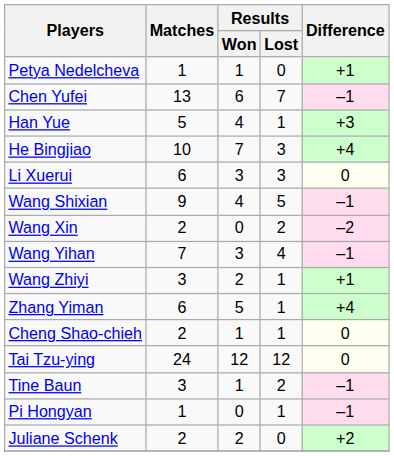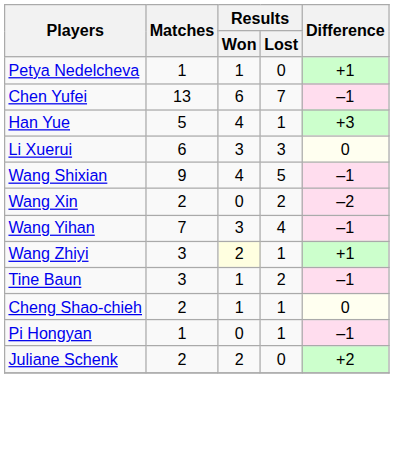- row: (50, 149)
(239, 280) no background -> (239, 254) lightyellow background
- row: (56, 307)
rows swapped: (75, 333) <-> (45, 386)
- row: (52, 359)
